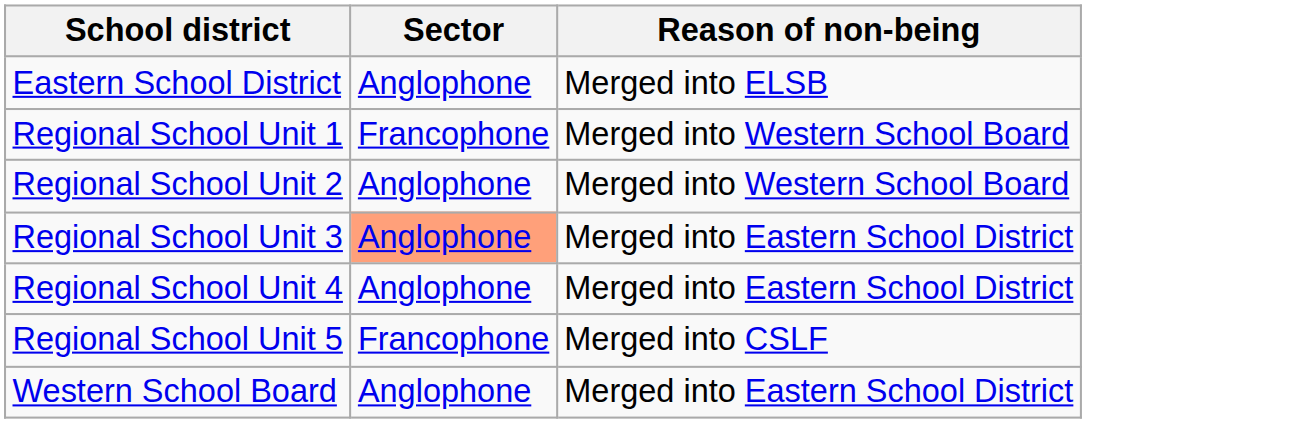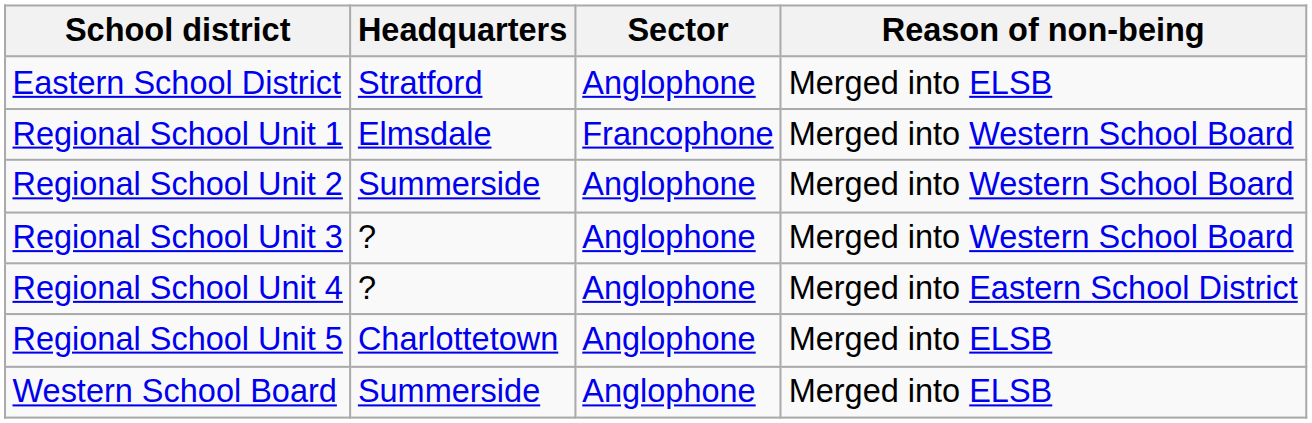+ column: (463, 30)
(445, 236) lightsalmon background -> (669, 236) no background
(819, 236) Merged into Eastern School District -> (1041, 236) Merged into Western School Board
(454, 339) Francophone -> (669, 339) Anglophone
(696, 339) Merged into CSLF -> (920, 339) Merged into ELSB
(819, 391) Merged into Eastern School District -> (920, 391) Merged into ELSB
